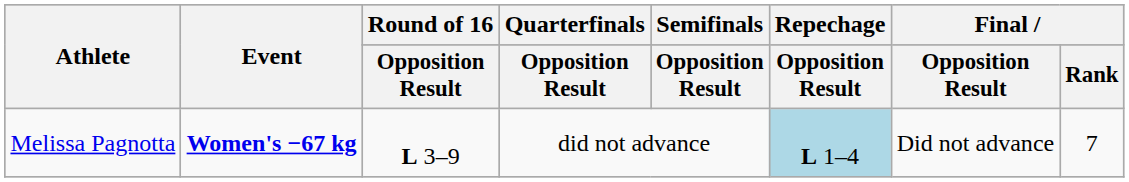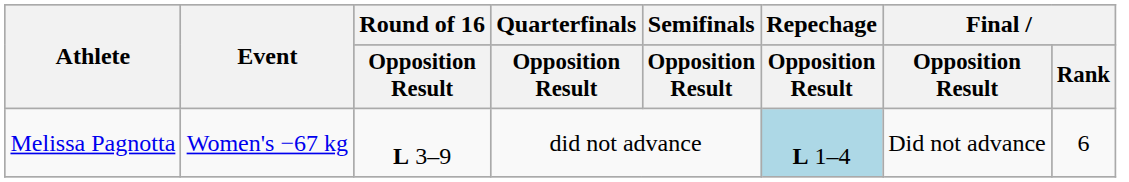(272, 142) bold -> (267, 142) normal
(1092, 142) 7 -> (1083, 142) 6
